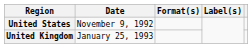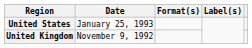(115, 24) November 9, 1992 -> (115, 24) January 25, 1993
(115, 37) January 25, 1993 -> (115, 37) November 9, 1992
